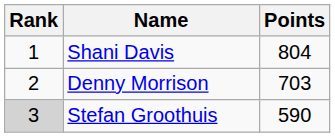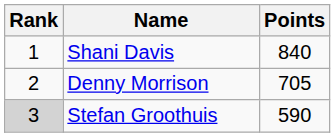(295, 52) 804 -> (295, 52) 840
(295, 83) 703 -> (295, 83) 705
